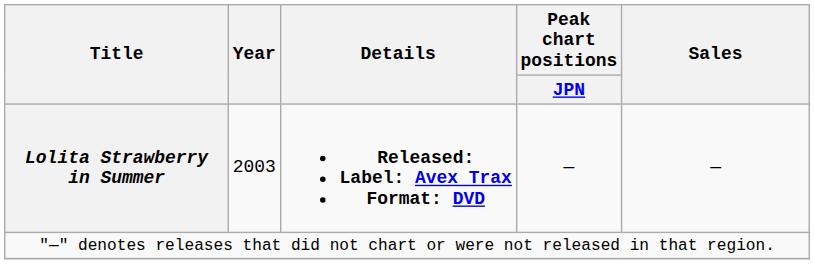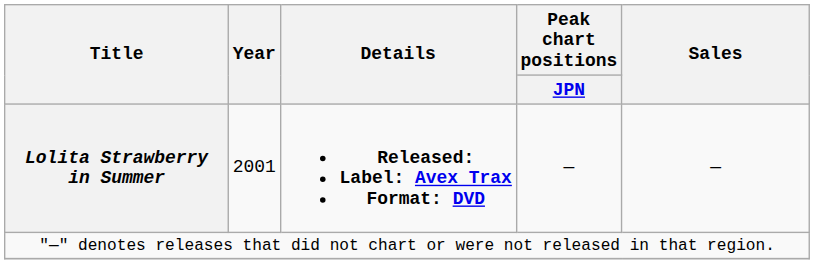(254, 168) 2003 -> (254, 168) 2001
